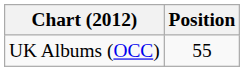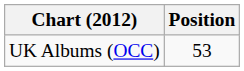(202, 50) 55 -> (202, 50) 53
